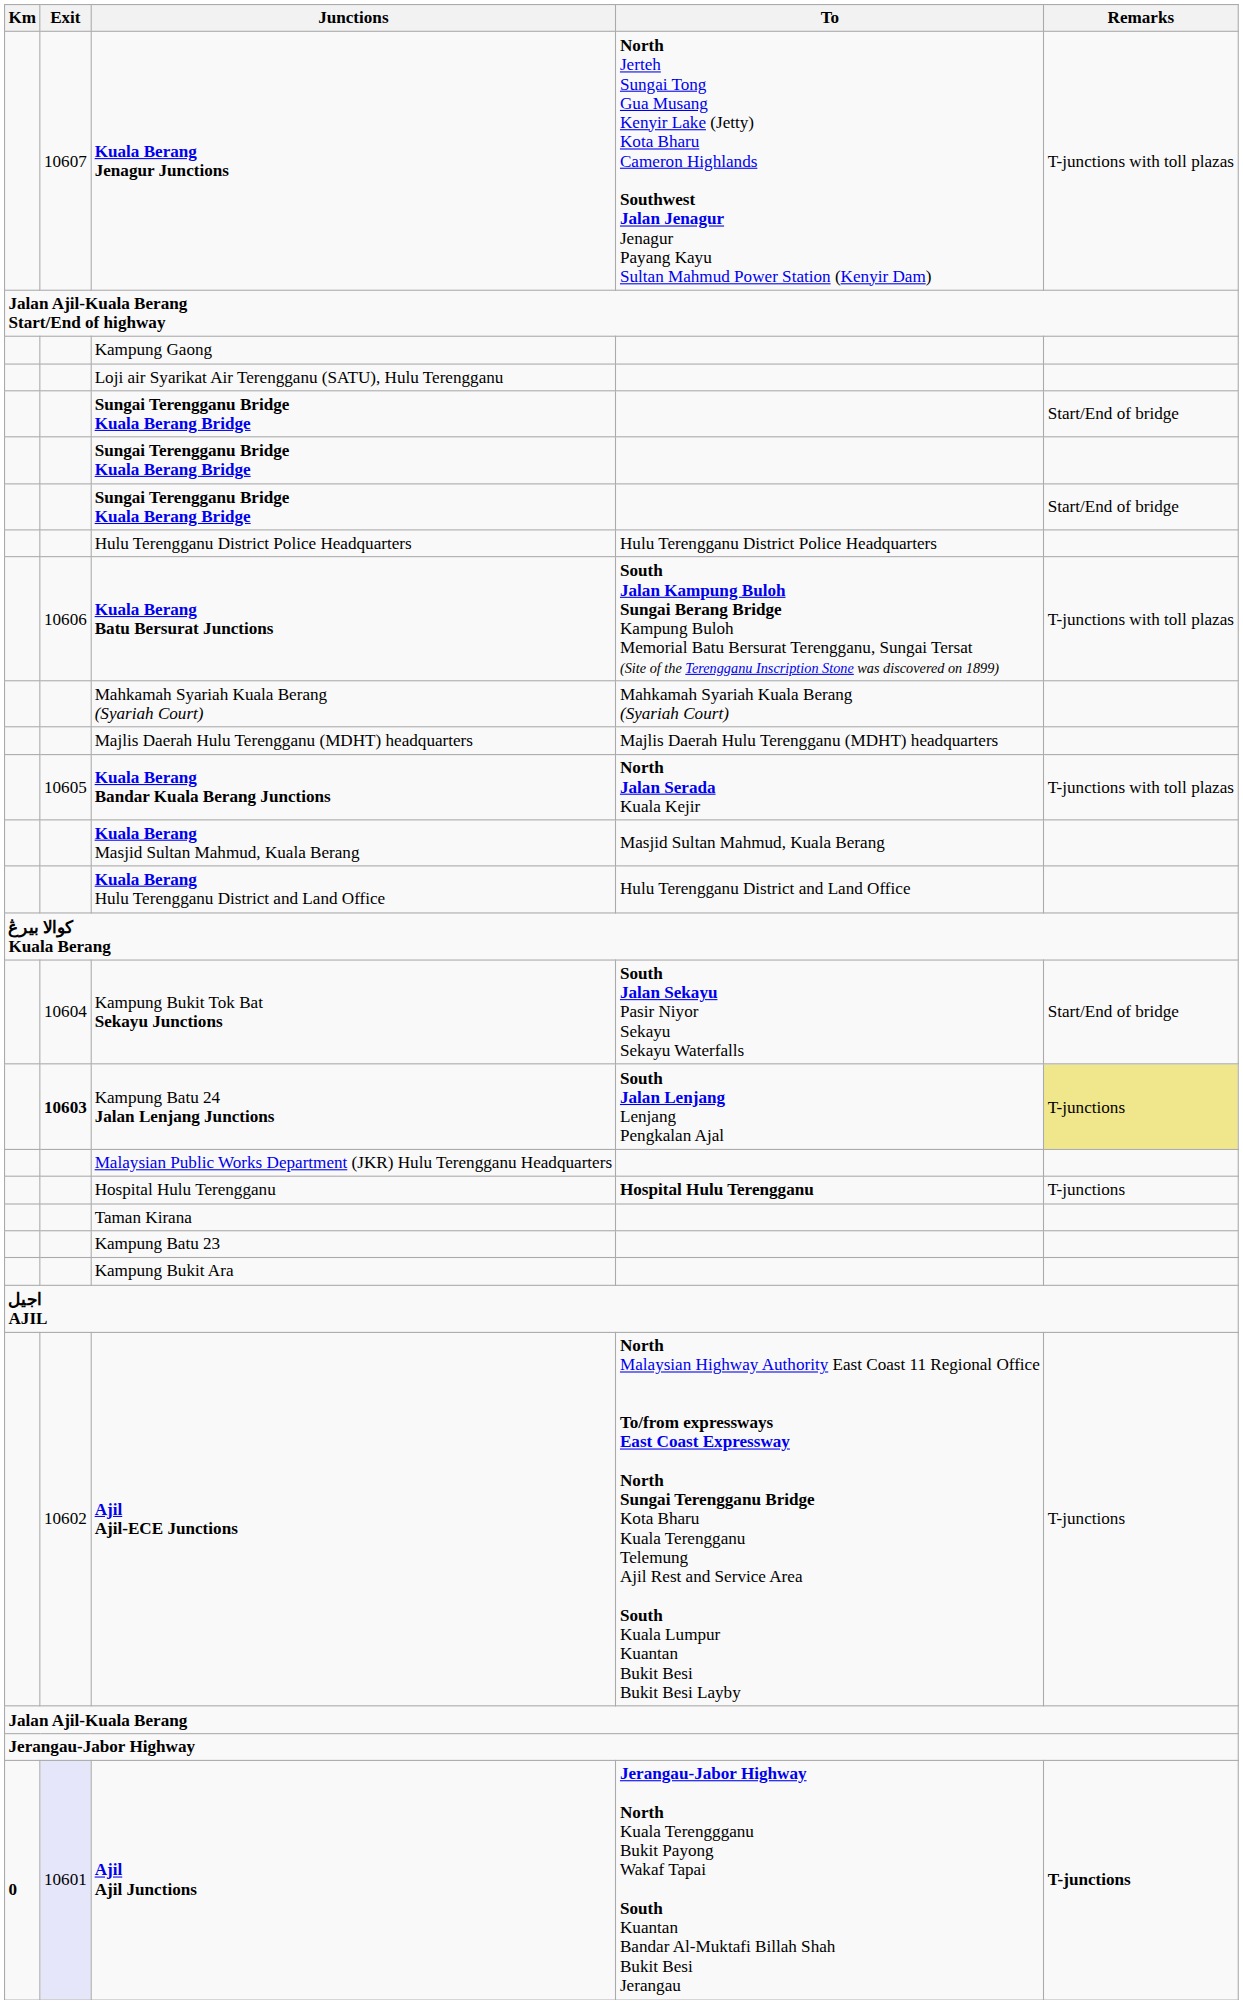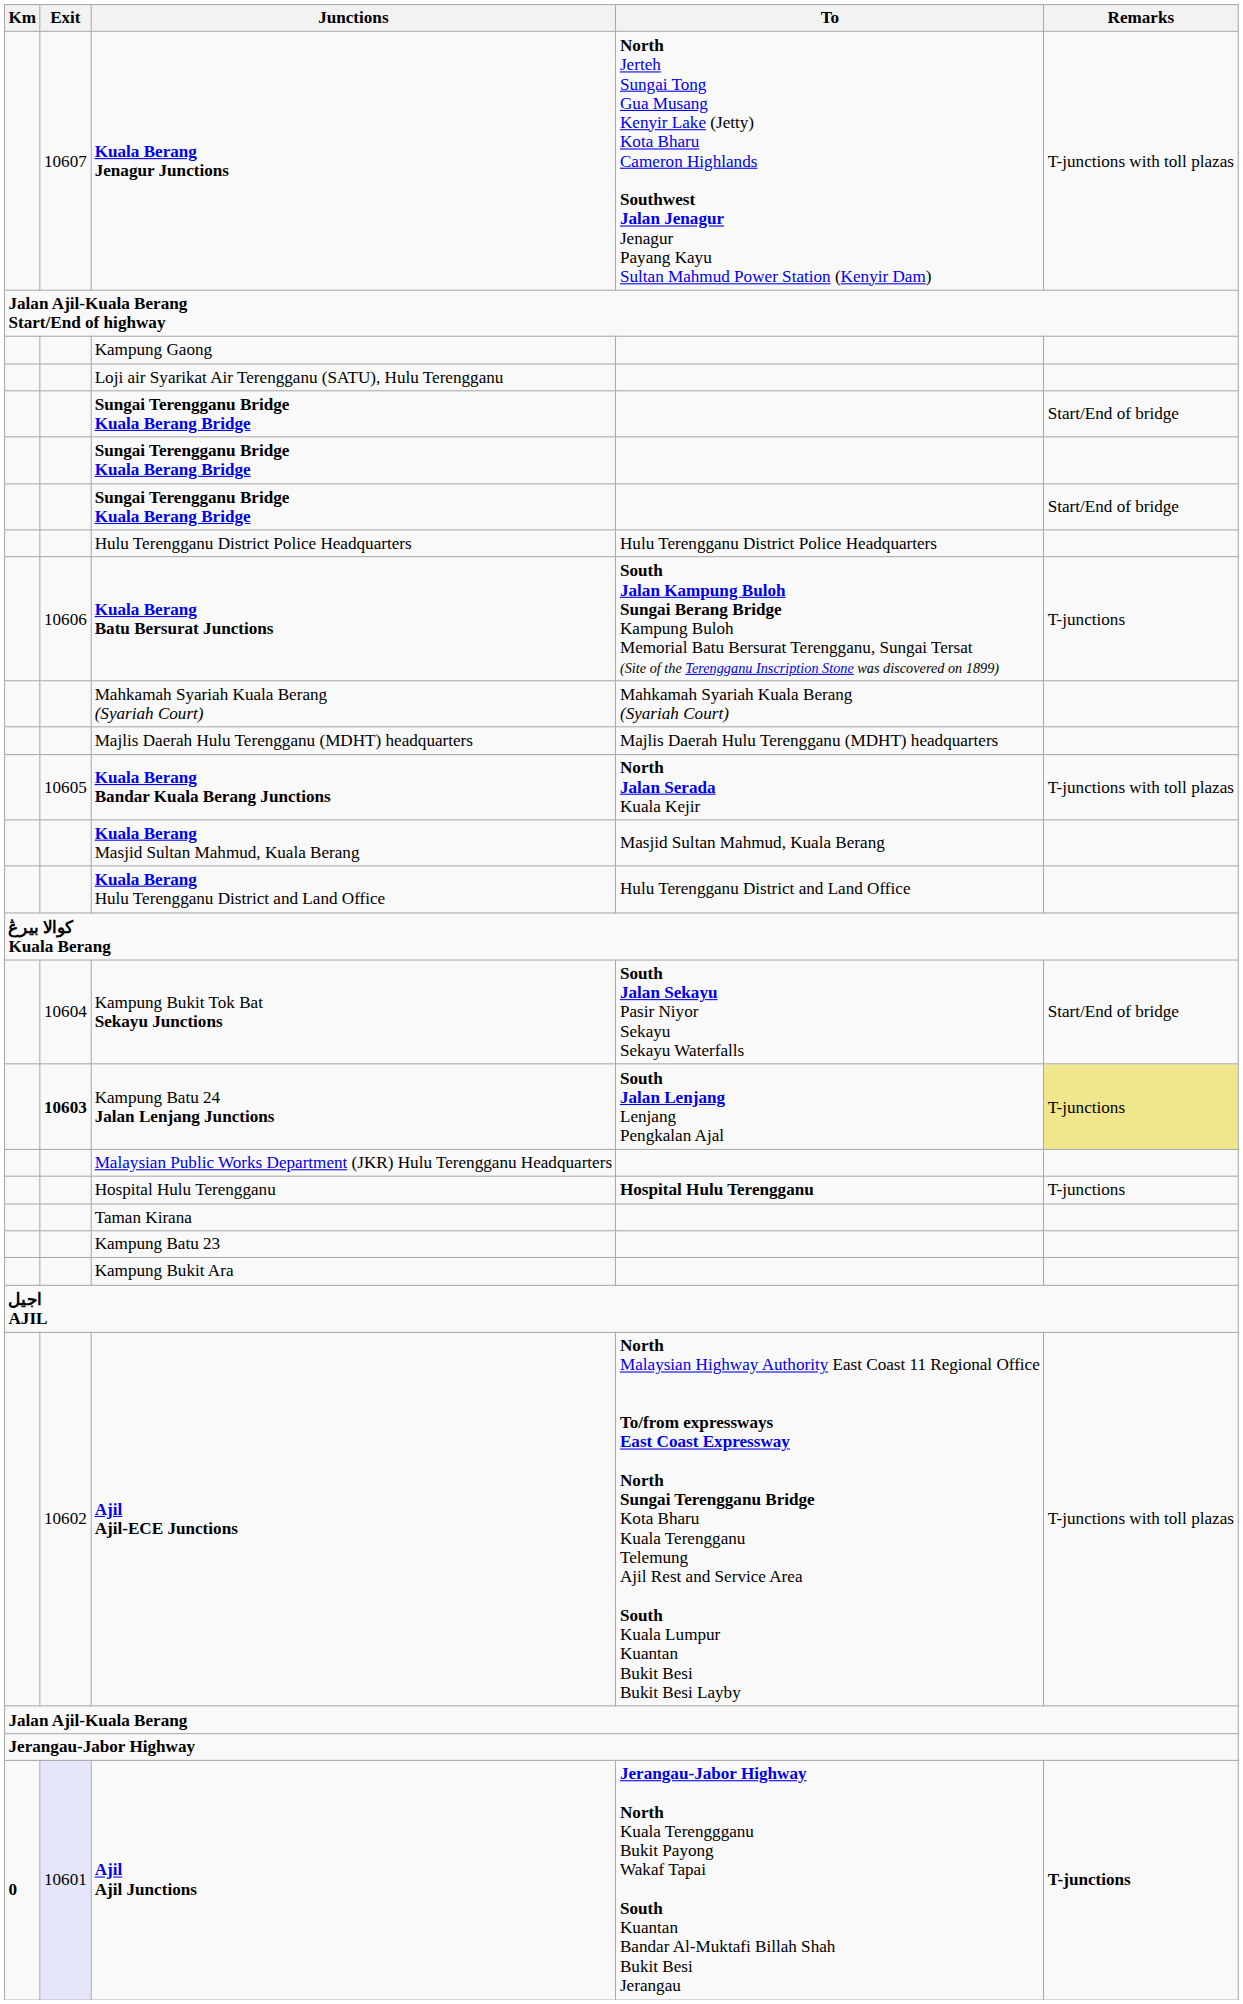(1141, 618) T-junctions with toll plazas -> (1086, 618) T-junctions
(1086, 1519) T-junctions -> (1141, 1519) T-junctions with toll plazas
